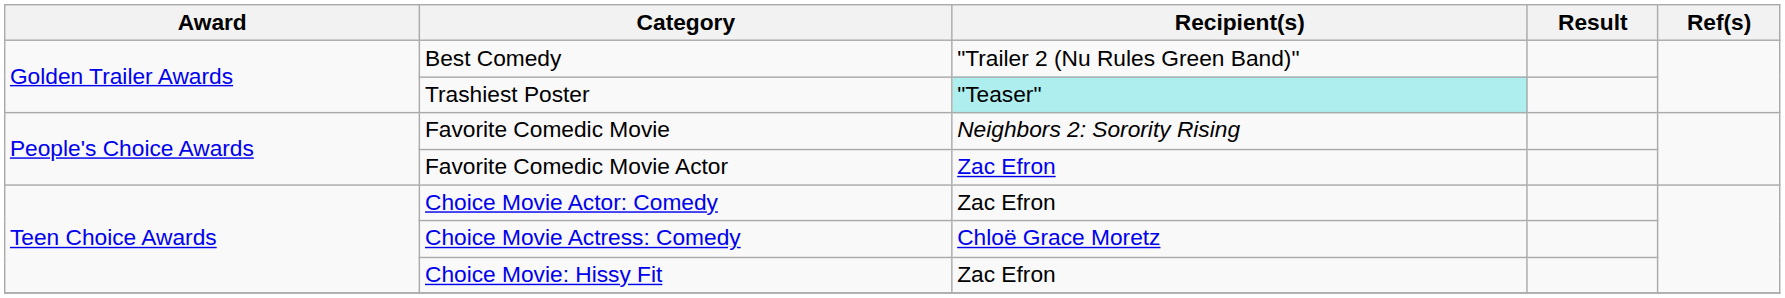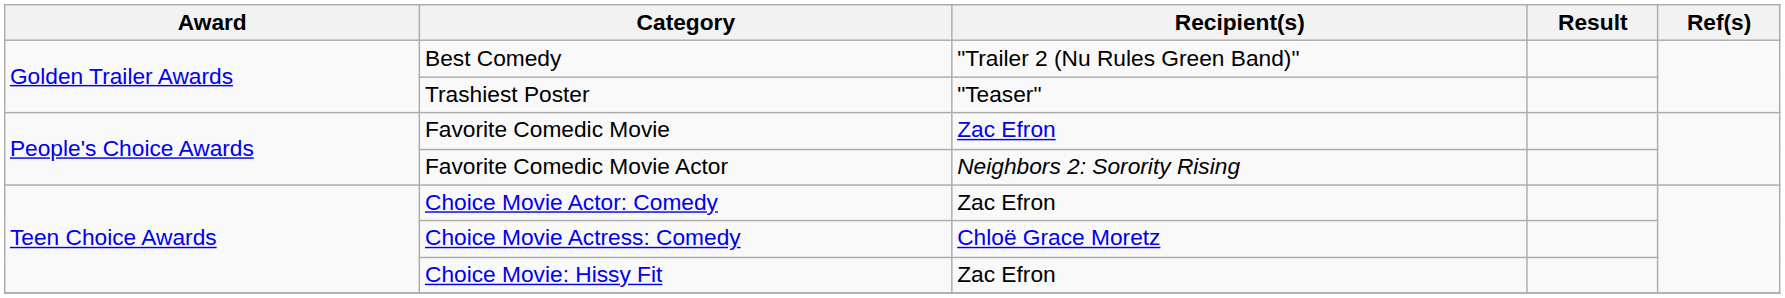(999, 94) paleturquoise background -> (999, 94) no background
(1099, 130) Neighbors 2: Sorority Rising -> (1006, 130) Zac Efron
(1006, 166) Zac Efron -> (1099, 166) Neighbors 2: Sorority Rising
